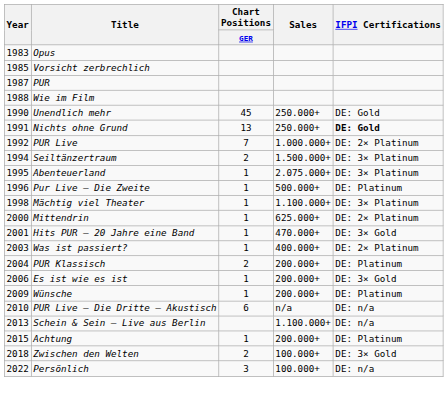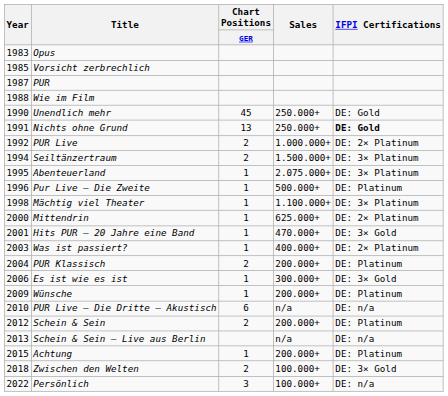(246, 143) 7 -> (246, 143) 2
(298, 278) 200.000+ -> (298, 278) 300.000+
+ row: (69, 323)
(303, 323) 1.100.000+ -> (284, 338) n/a
